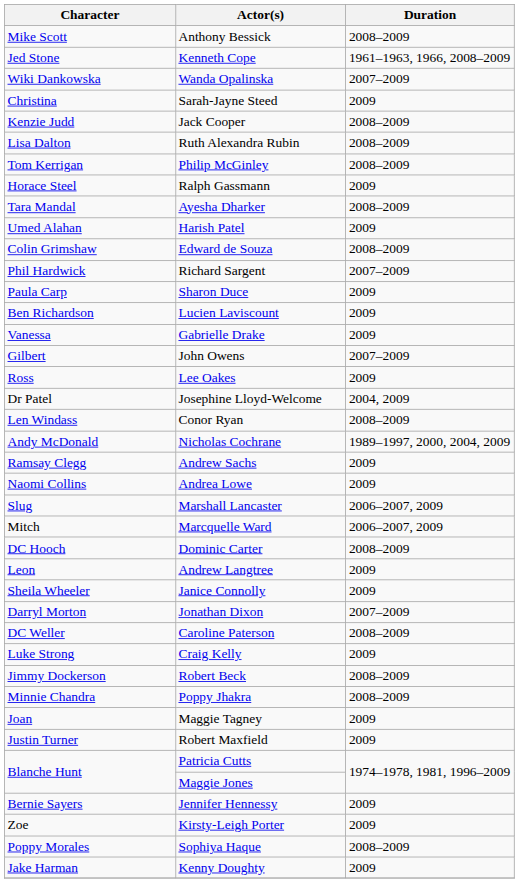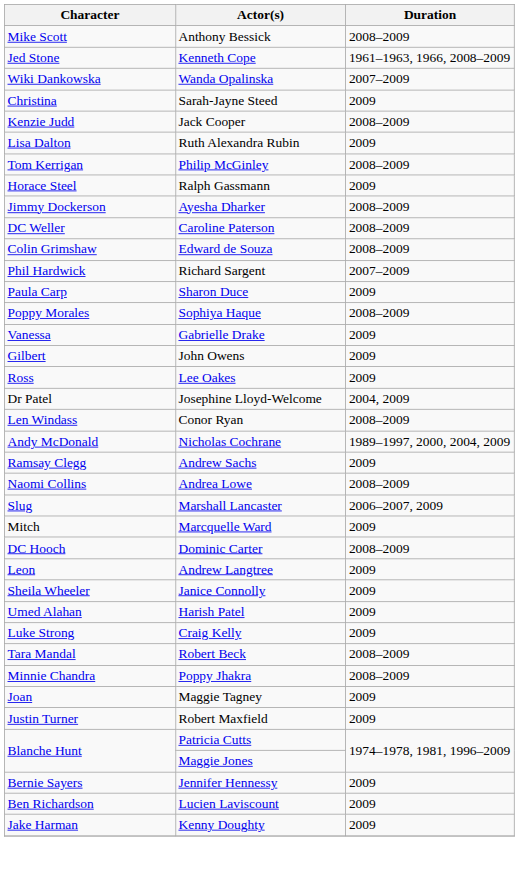(379, 143) 2008–2009 -> (362, 143) 2009
(42, 206) Tara Mandal -> (57, 206) Jimmy Dockerson
rows swapped: (226, 633) <-> (211, 228)
rows swapped: (220, 846) <-> (229, 313)
(379, 356) 2007–2009 -> (362, 356) 2009
(362, 484) 2009 -> (379, 484) 2008–2009
(396, 526) 2006–2007, 2009 -> (362, 526) 2009
- row: (221, 611)
(57, 675) Jimmy Dockerson -> (42, 654) Tara Mandal
- row: (231, 825)
